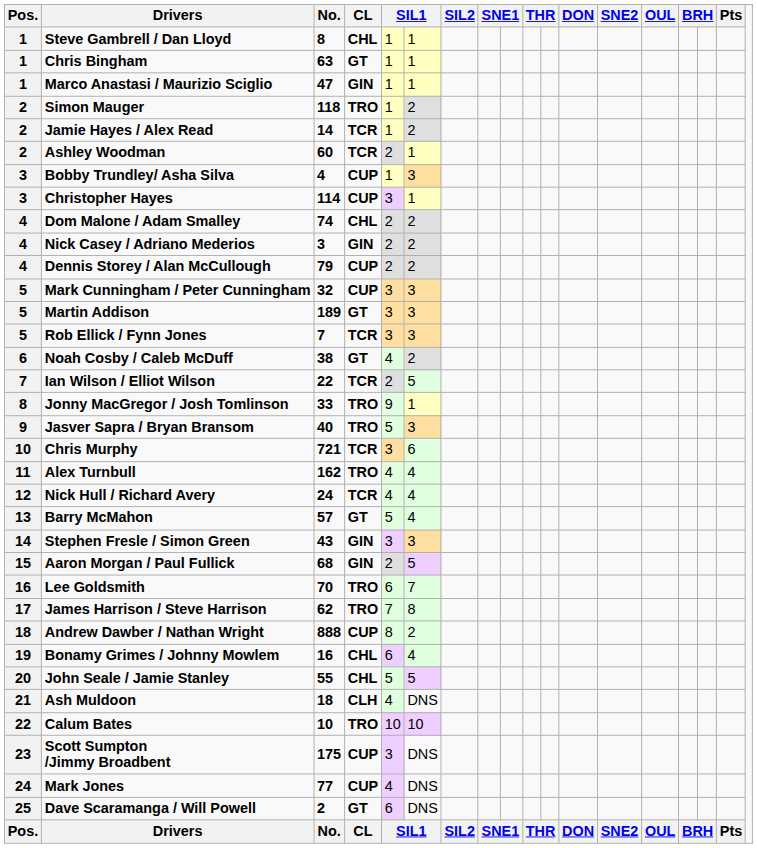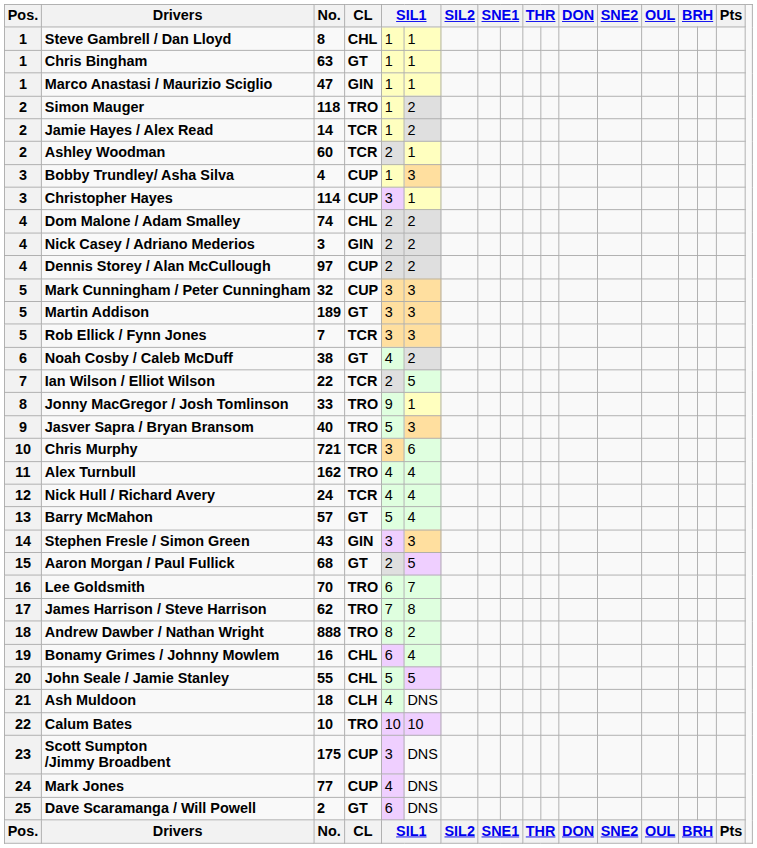(325, 267) 79 -> (325, 267) 97
(361, 564) GIN -> (358, 564) GT
(363, 632) CUP -> (363, 632) TRO
